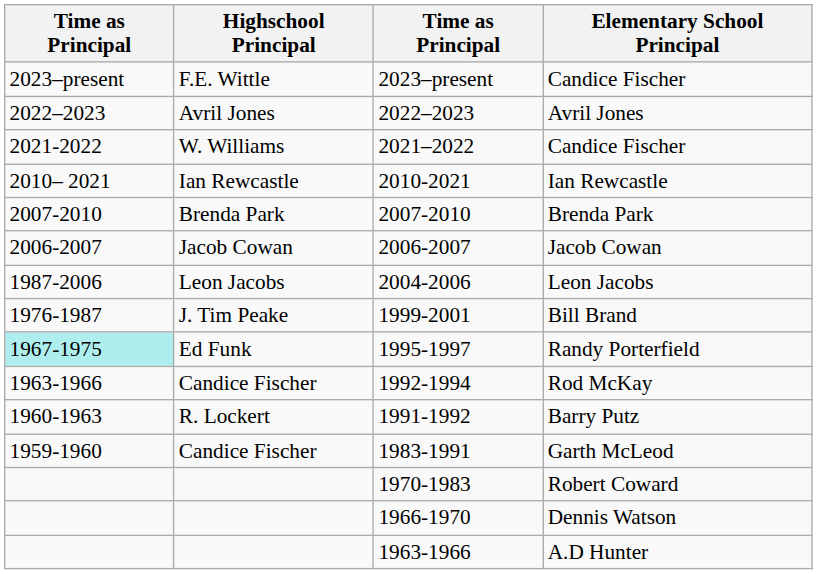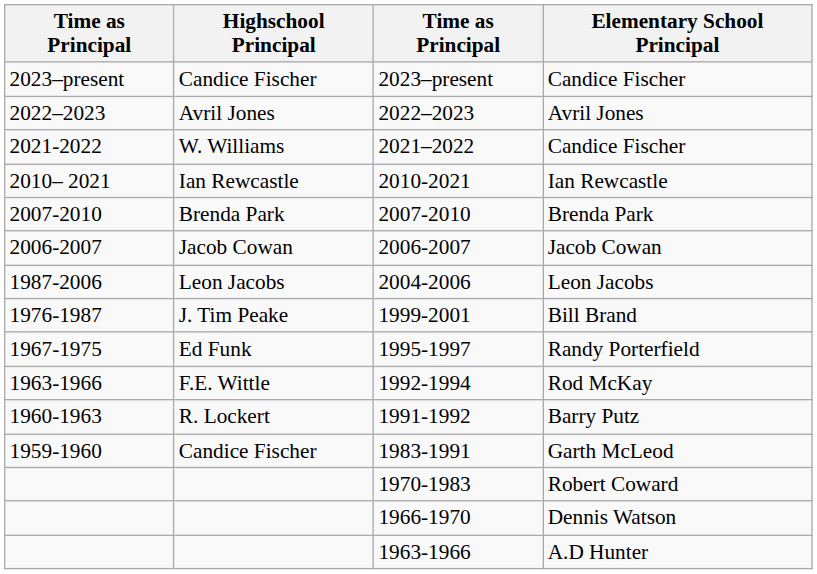(224, 79) F.E. Wittle -> (248, 79) Candice Fischer
(56, 349) paleturquoise background -> (56, 349) no background
(248, 382) Candice Fischer -> (224, 382) F.E. Wittle
